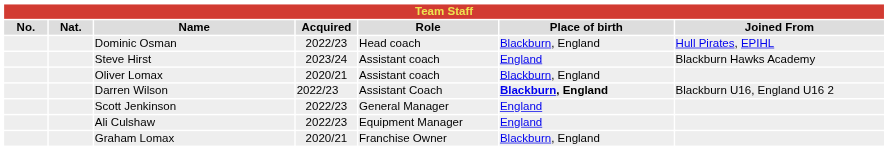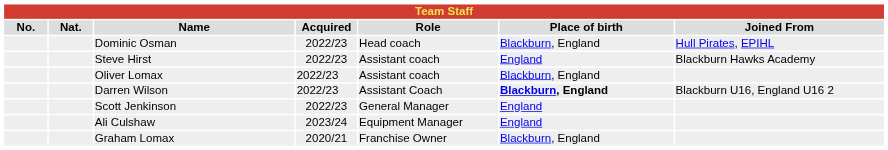(326, 59) 2023/24 -> (326, 59) 2022/23
(326, 75) 2020/21 -> (317, 75) 2022/23
(326, 122) 2022/23 -> (326, 122) 2023/24
